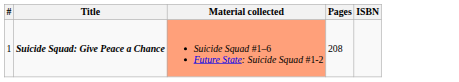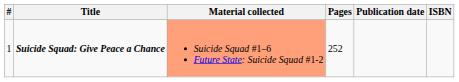+ column: (390, 12)
(335, 48) 208 -> (335, 48) 252
